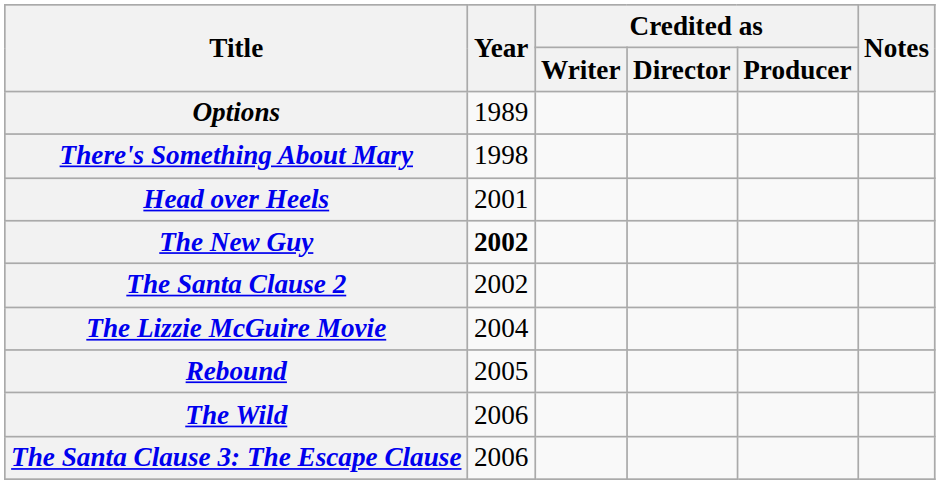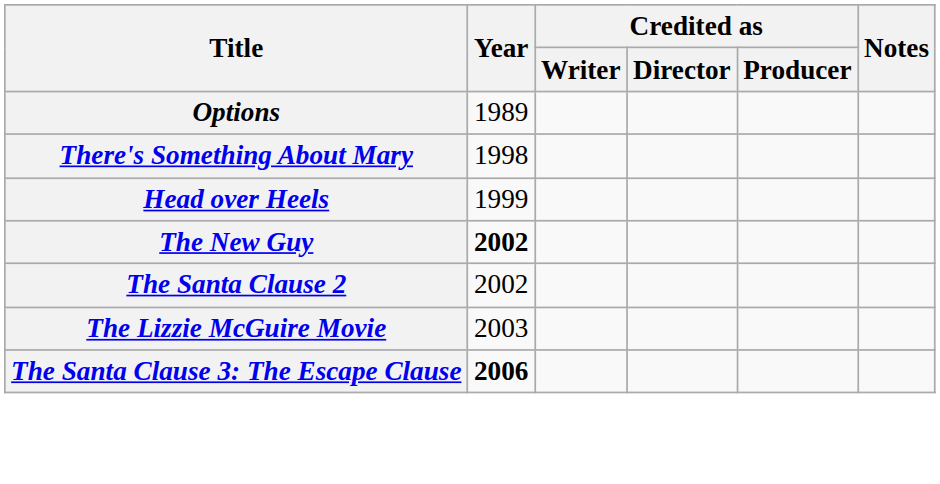(501, 198) 2001 -> (501, 198) 1999
(501, 328) 2004 -> (501, 328) 2003
- row: (236, 371)
- row: (236, 414)
(501, 457) normal -> (501, 371) bold
